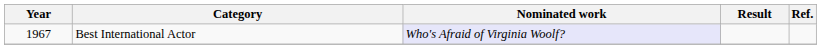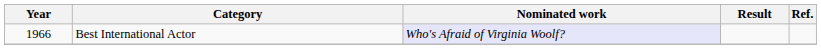(38, 34) 1967 -> (38, 34) 1966
